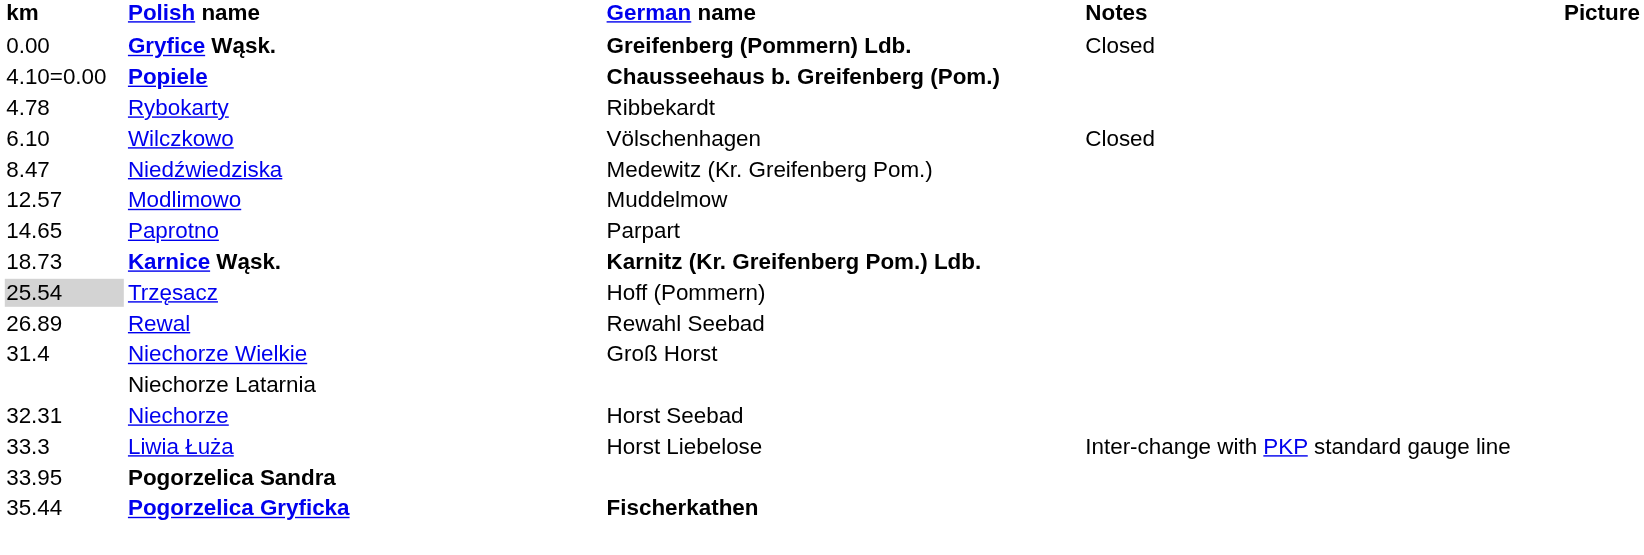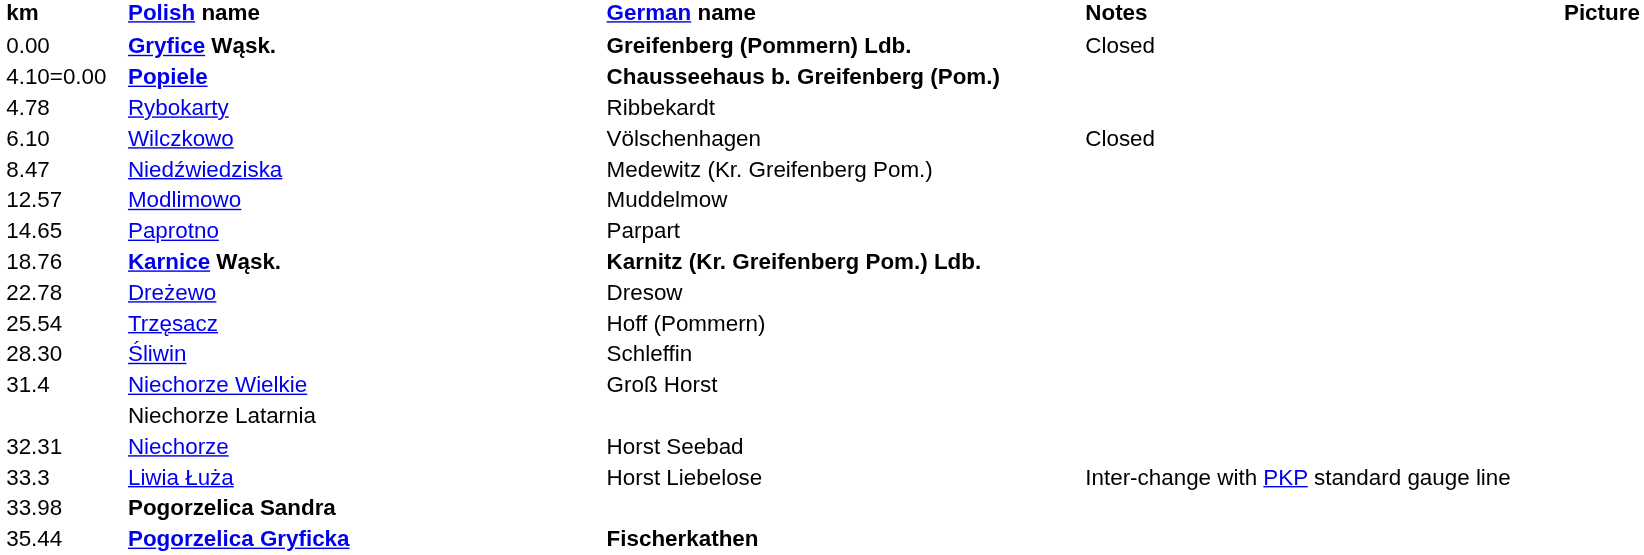(34, 261) 18.73 -> (34, 261) 18.76
+ row: (172, 292)
(34, 292) lightgrey background -> (34, 323) no background
- row: (159, 323)
+ row: (157, 354)
(34, 477) 33.95 -> (34, 508) 33.98
